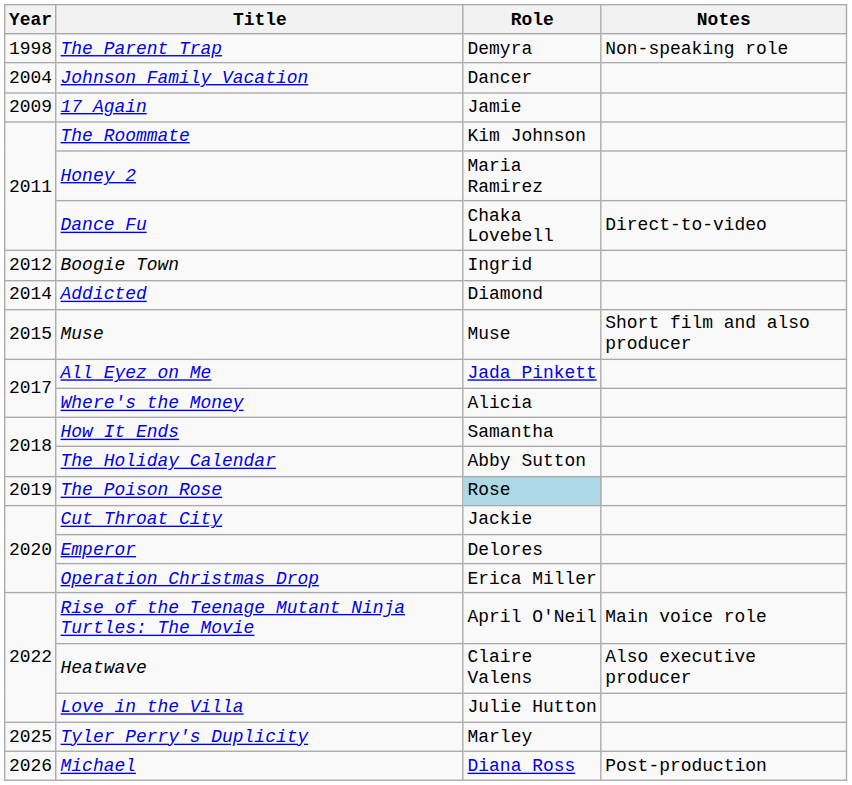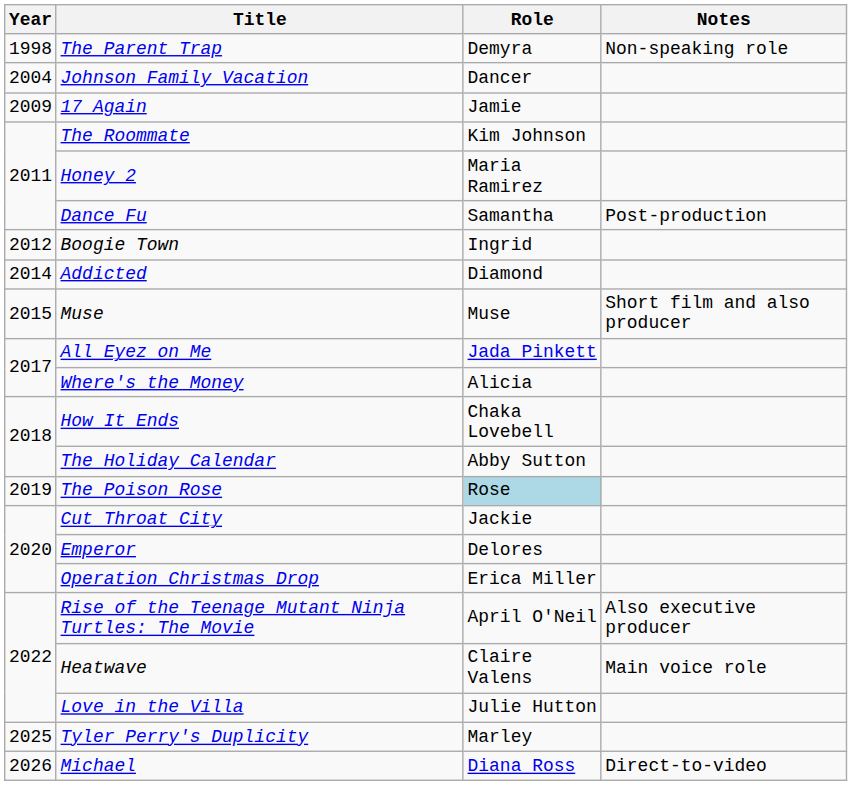(511, 226) Chaka Lovebell -> (511, 215) Samantha
(686, 226) Direct-to-video -> (686, 215) Post-production
(511, 432) Samantha -> (511, 422) Chaka Lovebell
(686, 618) Main voice role -> (681, 618) Also executive producer
(681, 668) Also executive producer -> (686, 668) Main voice role
(686, 766) Post-production -> (686, 766) Direct-to-video
